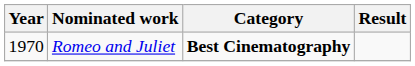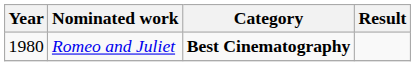(26, 46) 1970 -> (26, 46) 1980
